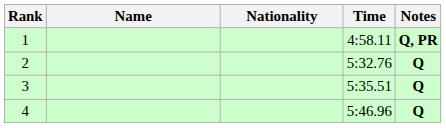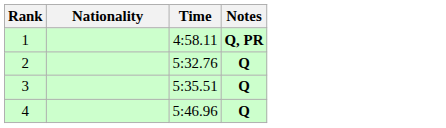- column: (133, 16)
